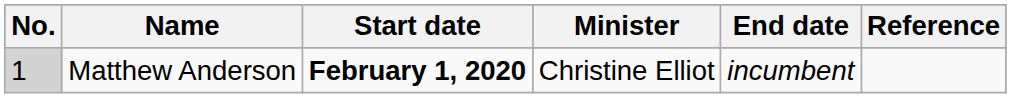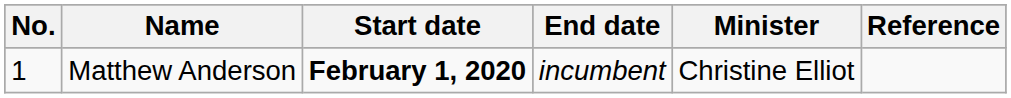columns swapped: (791, 26) <-> (627, 26)
(19, 69) lightgrey background -> (19, 69) no background
